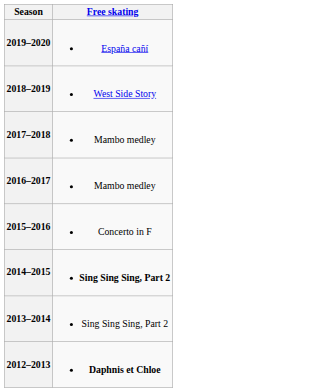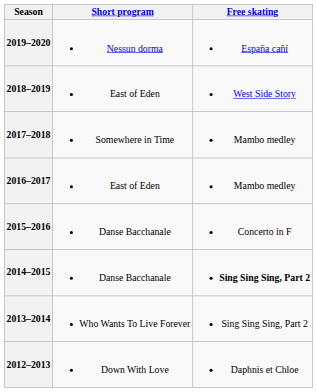+ column: (123, 12)
(113, 370) bold -> (252, 370) normal
